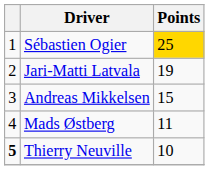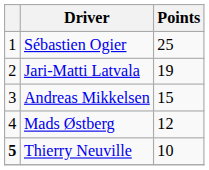(165, 44) gold background -> (165, 44) no background
(165, 124) 11 -> (165, 124) 12
